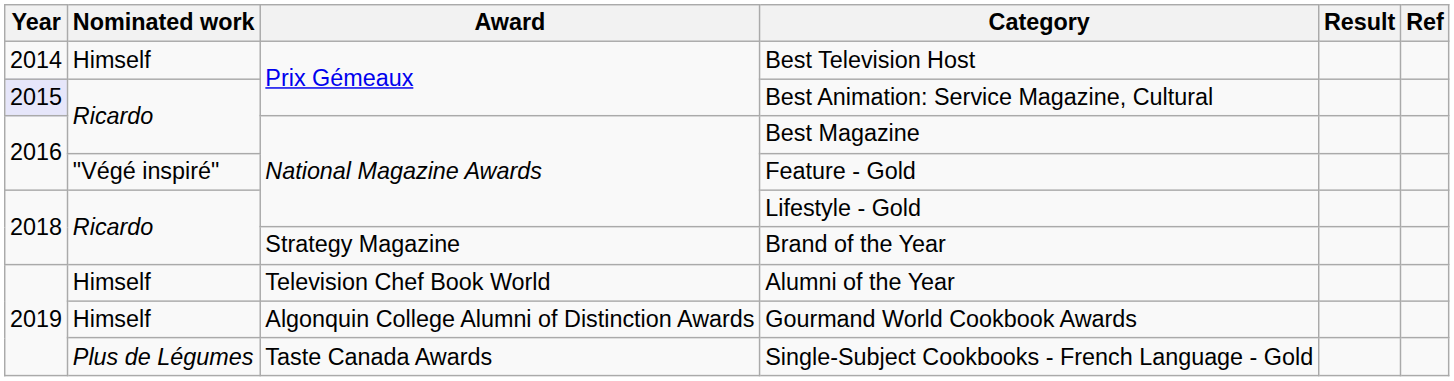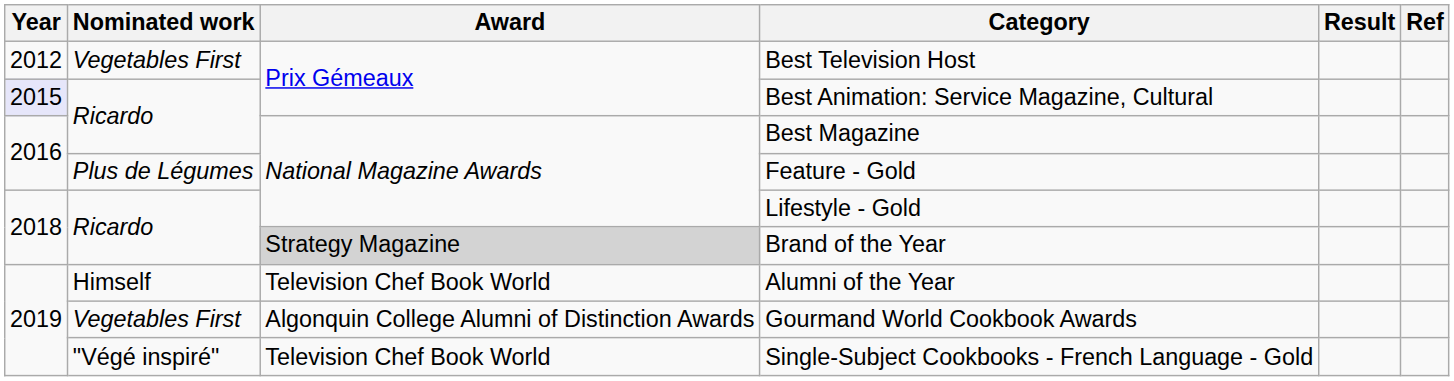(36, 60) 2014 -> (36, 60) 2012
(112, 60) Himself -> (157, 60) Vegetables First
(146, 171) "Végé inspiré" -> (163, 171) Plus de Légumes
(363, 245) no background -> (363, 245) lightgrey background
(112, 319) Himself -> (157, 319) Vegetables First
(163, 356) Plus de Légumes -> (146, 356) "Végé inspiré"
(379, 356) Taste Canada Awards -> (408, 356) Television Chef Book World
